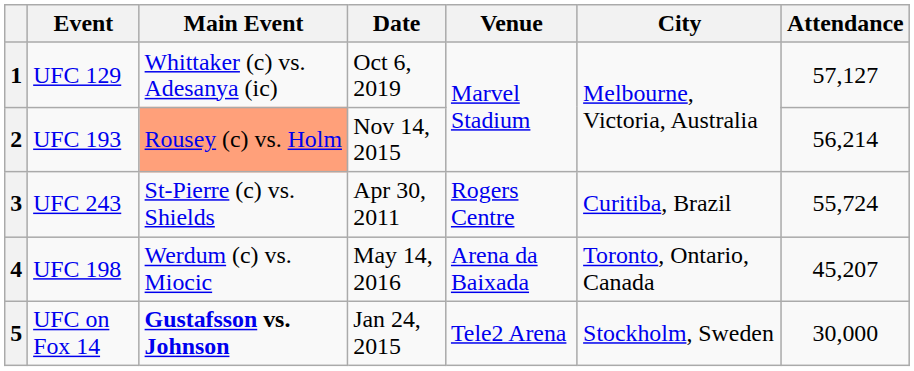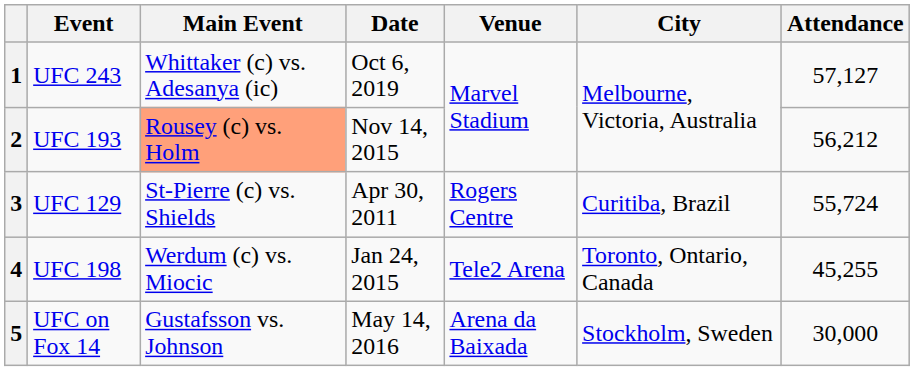(77, 74) UFC 129 -> (77, 74) UFC 243
(845, 139) 56,214 -> (845, 139) 56,212
(77, 203) UFC 243 -> (77, 203) UFC 129
(393, 268) May 14, 2016 -> (385, 268) Jan 24, 2015
(494, 268) Arena da Baixada -> (507, 268) Tele2 Arena
(845, 268) 45,207 -> (845, 268) 45,255
(217, 333) bold -> (215, 333) normal
(387, 333) Jan 24, 2015 -> (391, 333) May 14, 2016
(509, 333) Tele2 Arena -> (493, 333) Arena da Baixada
